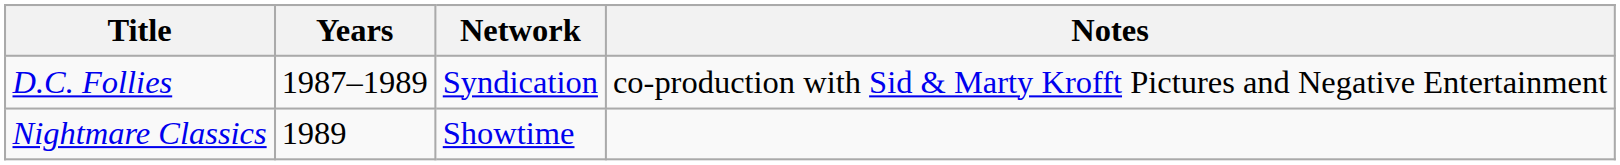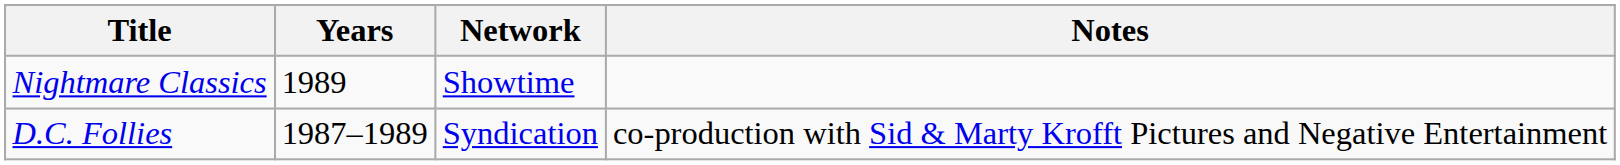rows swapped: (92, 81) <-> (140, 133)
